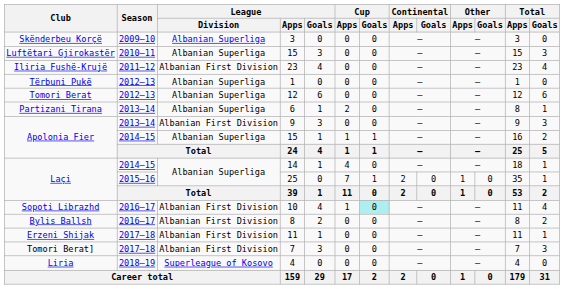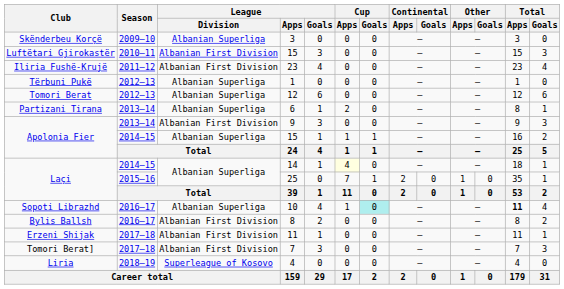(219, 53) Albanian Superliga -> (219, 53) Albanian First Division
(347, 165) no background -> (347, 165) lightyellow background
(219, 207) Albanian First Division -> (219, 207) Albanian Superliga
(517, 207) normal -> (517, 207) bold
